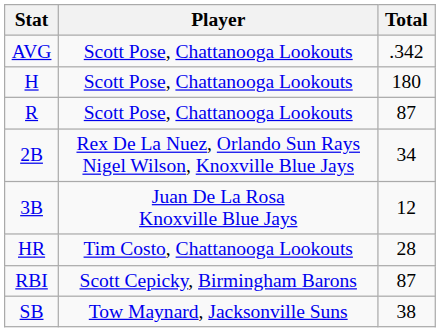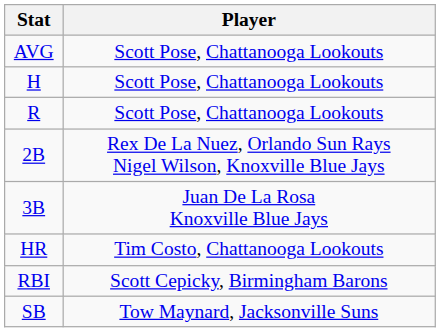- column: (406, 19)
